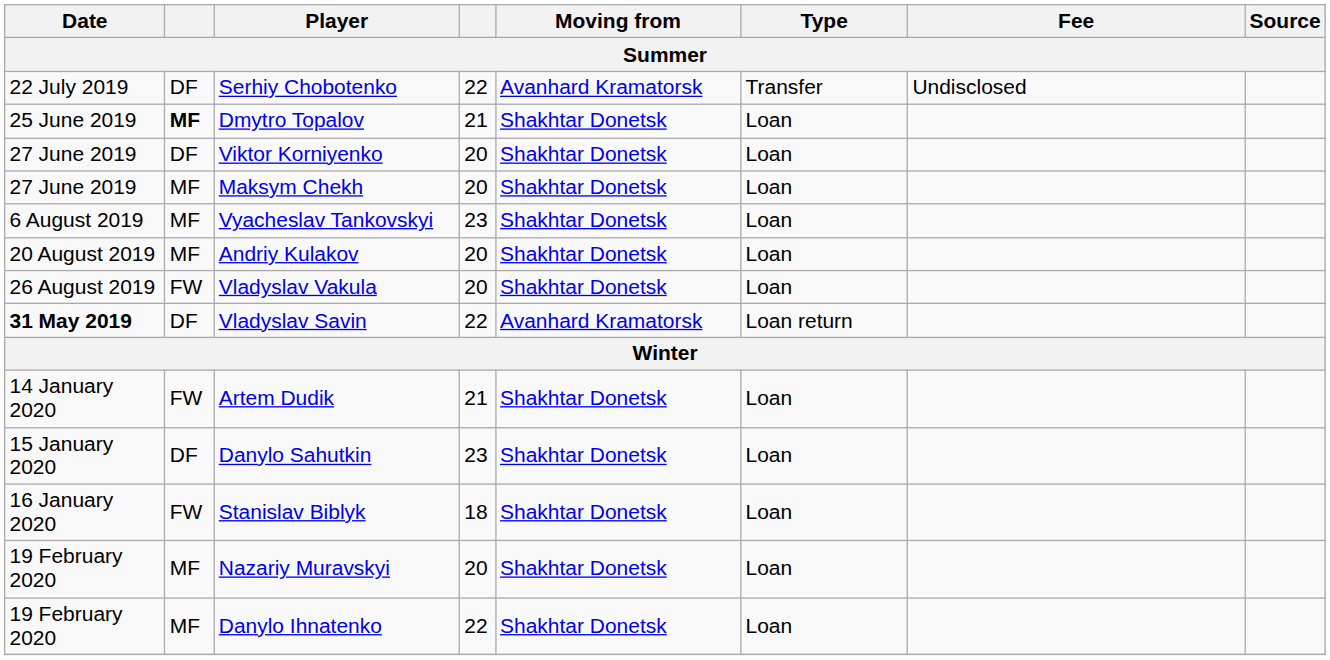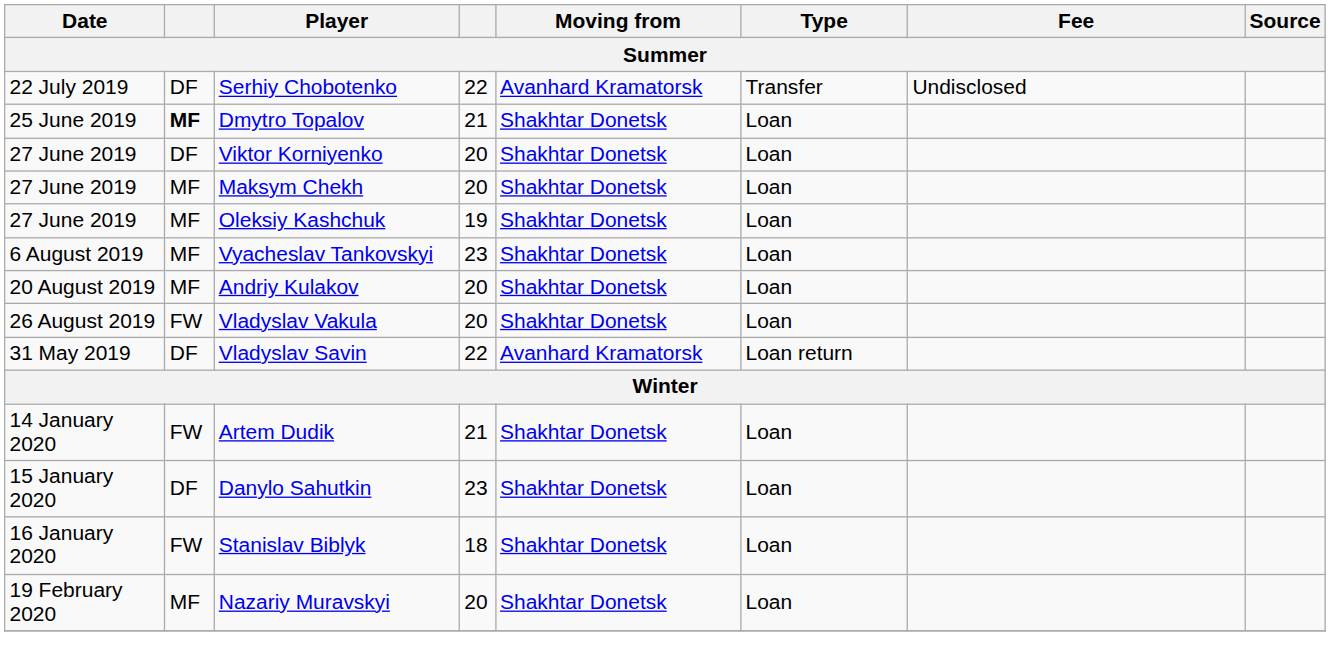+ row: (302, 220)
(71, 320) bold -> (70, 353) normal
- row: (300, 625)
